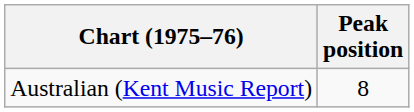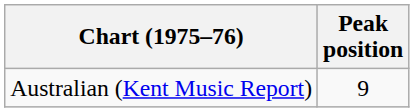(363, 87) 8 -> (363, 87) 9
